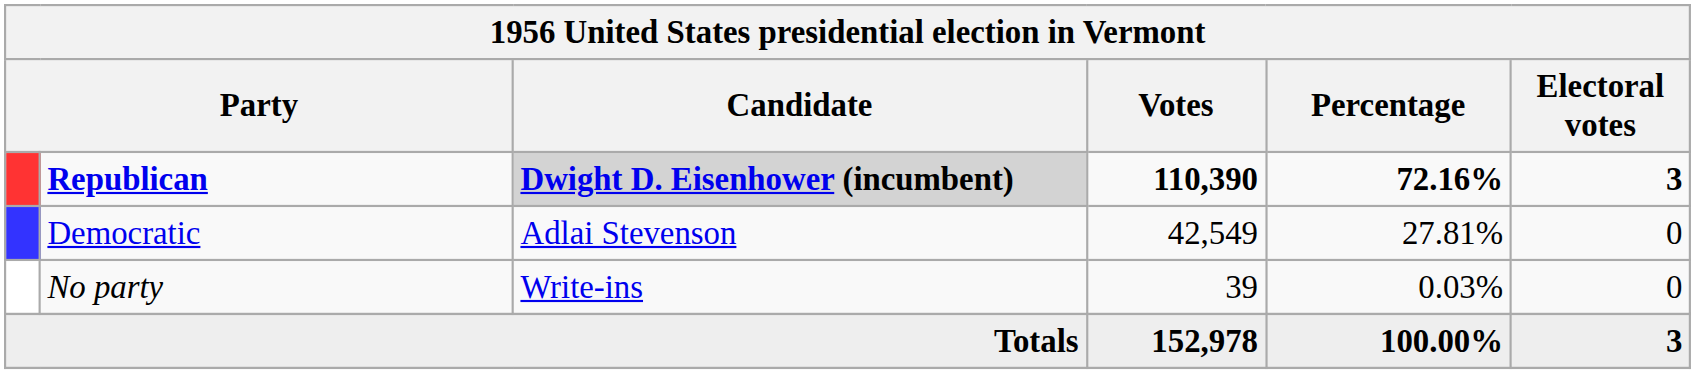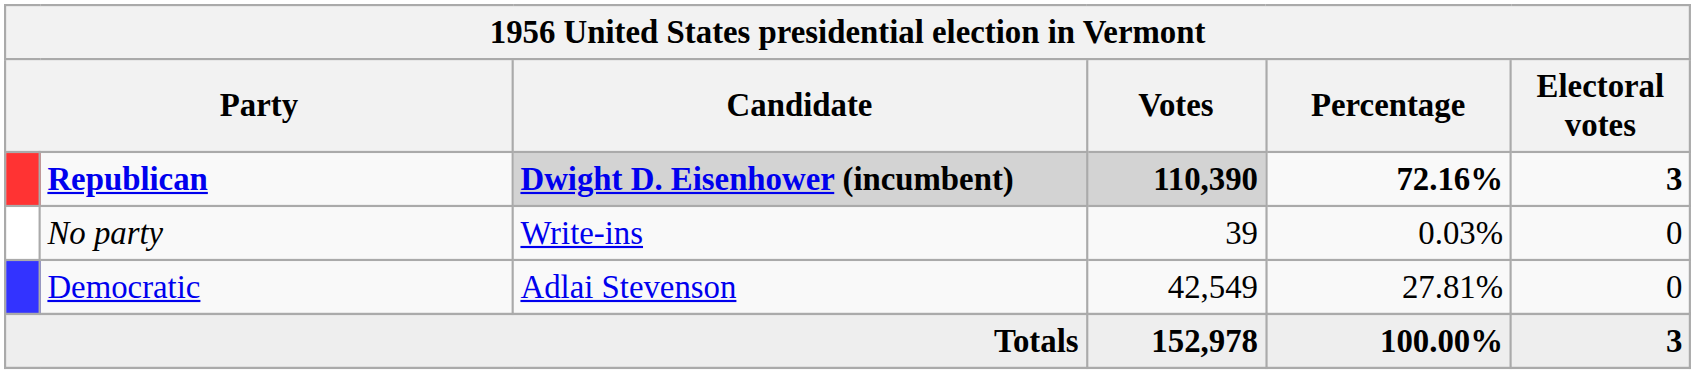(1206, 178) no background -> (1206, 178) lightgrey background
rows swapped: (124, 233) <-> (105, 287)
